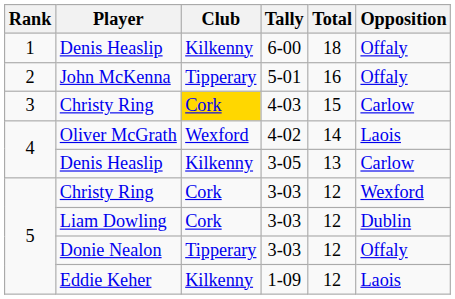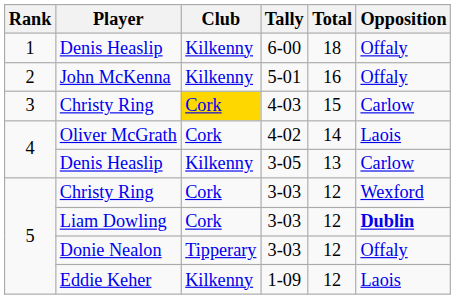(221, 76) Tipperary -> (219, 76) Kilkenny
(217, 134) Wexford -> (203, 134) Cork
(386, 221) normal -> (387, 221) bold
